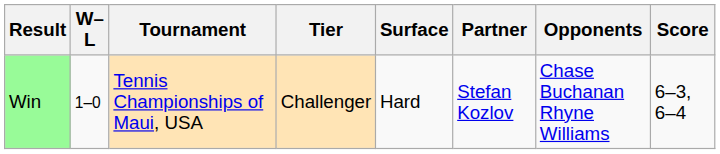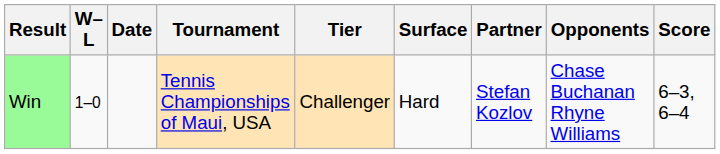+ column: (132, 29)
